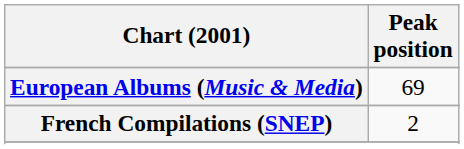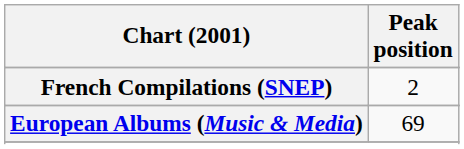rows swapped: (186, 86) <-> (186, 123)
